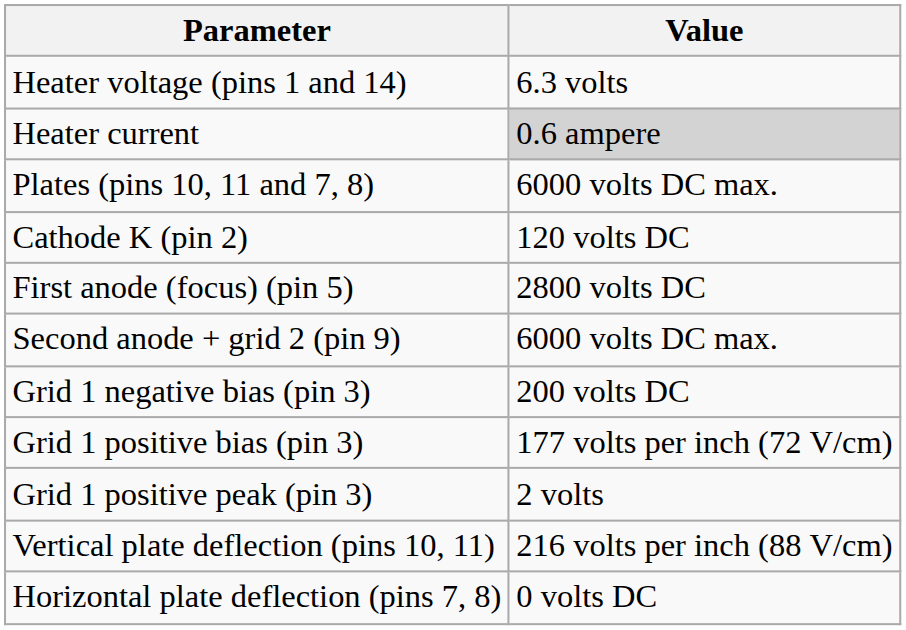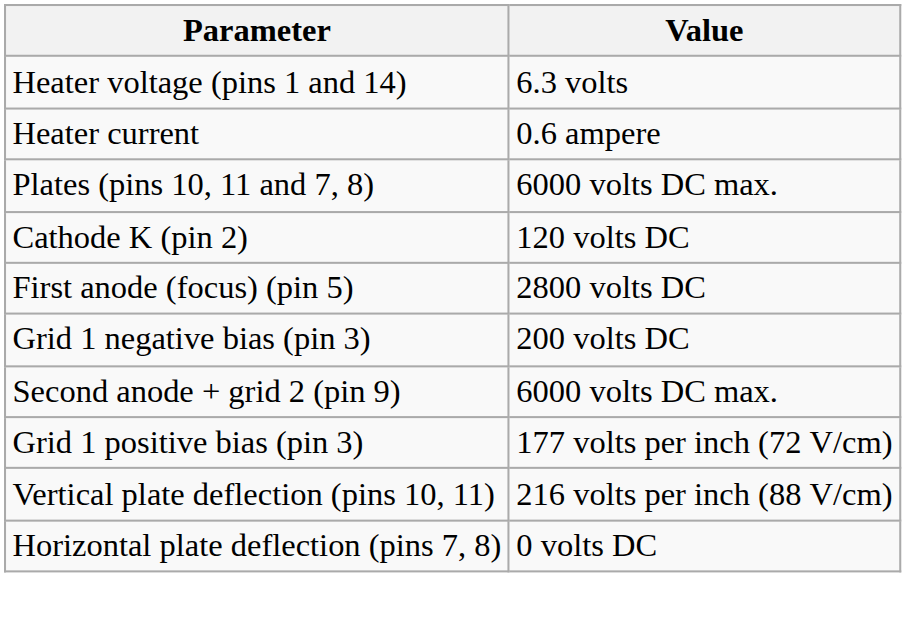(588, 133) lightgrey background -> (588, 133) no background
rows swapped: (207, 339) <-> (192, 390)
- row: (192, 493)
